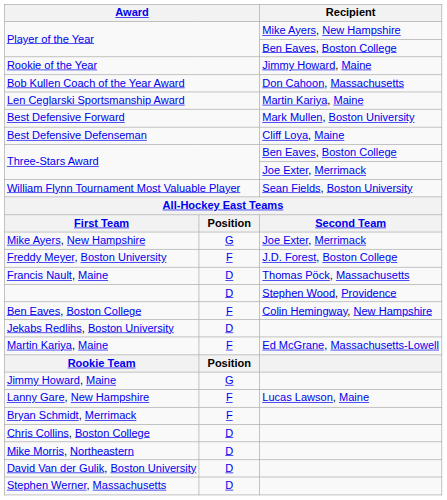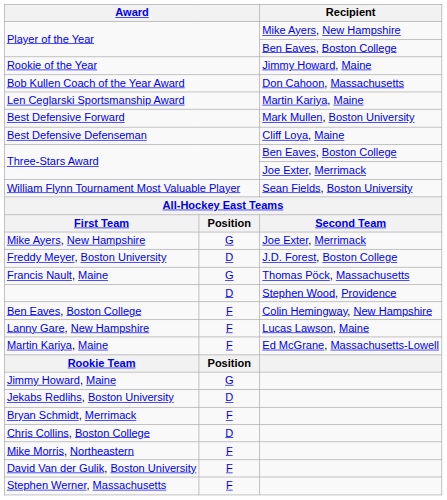(229, 258) F -> (229, 258) D
(229, 275) D -> (229, 275) G
rows swapped: (78, 398) <-> (90, 328)
(229, 450) D -> (229, 450) F
(229, 468) D -> (229, 468) F
(229, 485) D -> (229, 485) F
